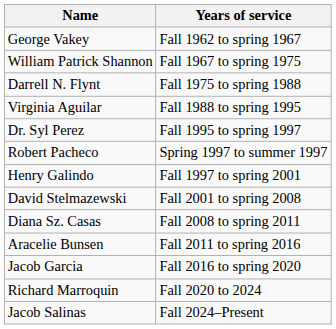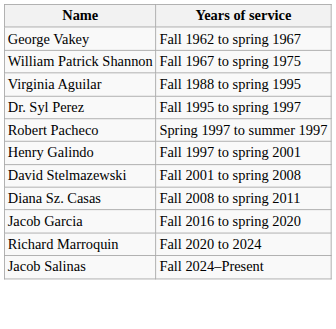- row: (54, 84)
- row: (56, 244)
